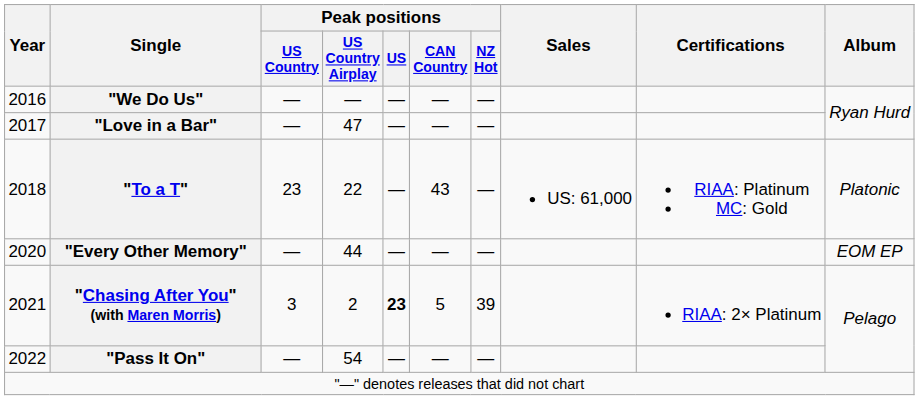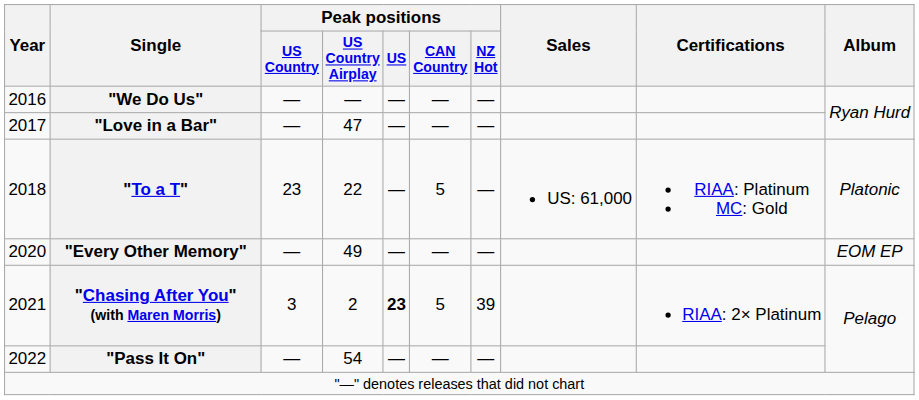(440, 189) 43 -> (440, 189) 5
(353, 252) 44 -> (353, 252) 49
